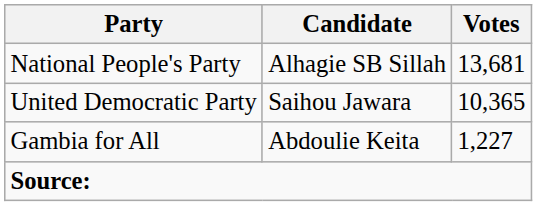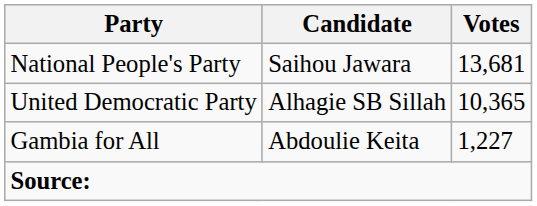(357, 63) Alhagie SB Sillah -> (340, 63) Saihou Jawara
(340, 102) Saihou Jawara -> (357, 102) Alhagie SB Sillah
